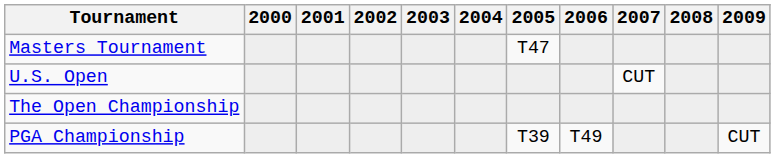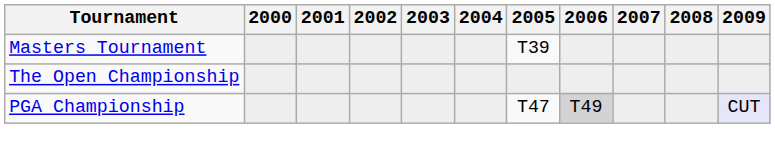(533, 49) T47 -> (533, 49) T39
- row: (58, 79)
(533, 138) T39 -> (533, 108) T47
(586, 138) no background -> (586, 108) lightgrey background
(744, 138) no background -> (744, 108) lavender background
